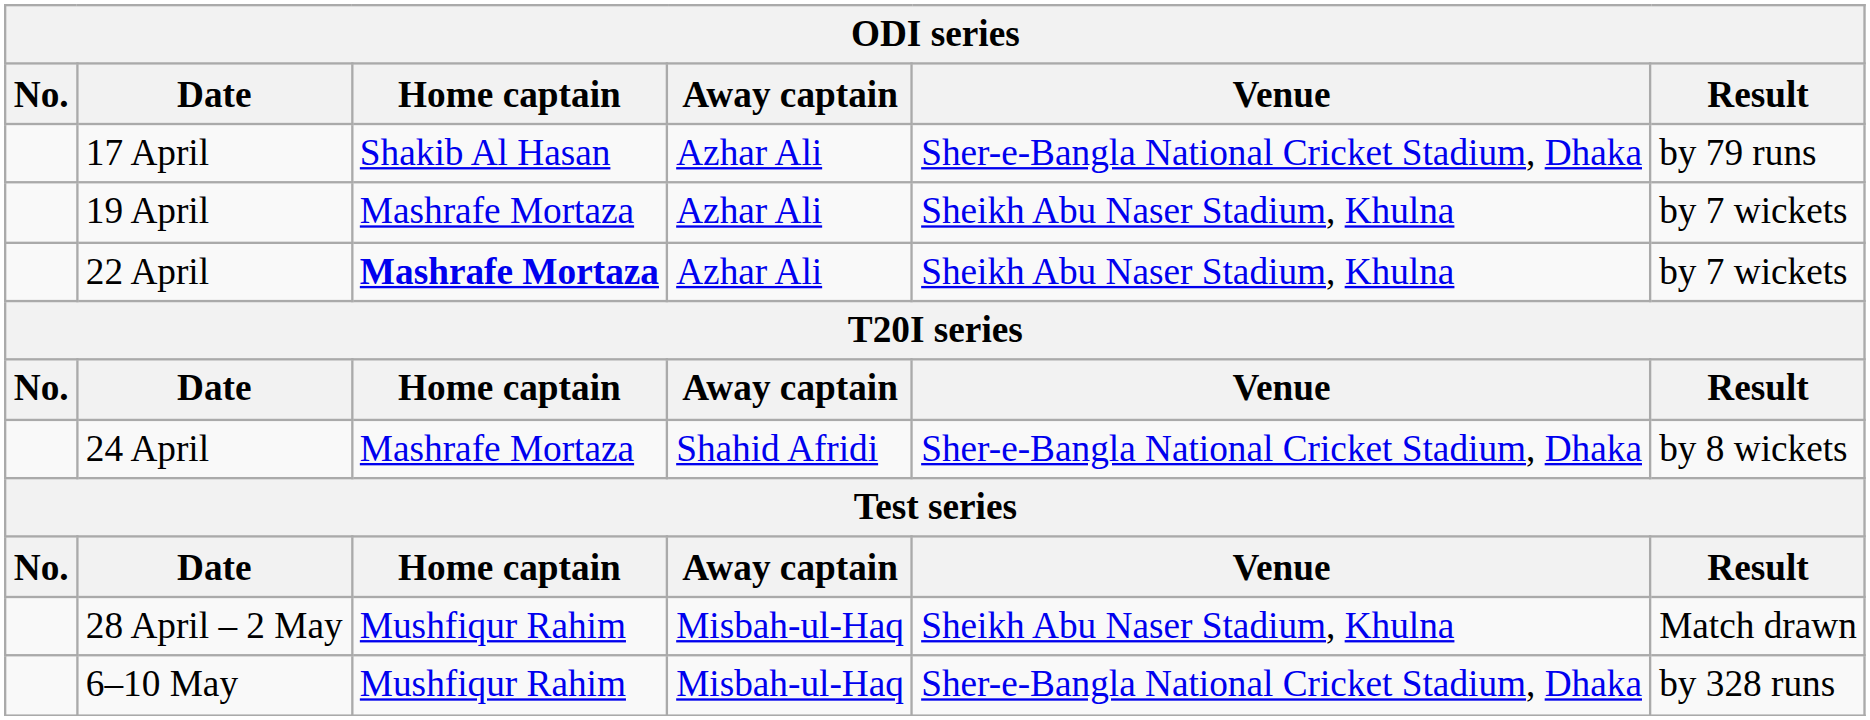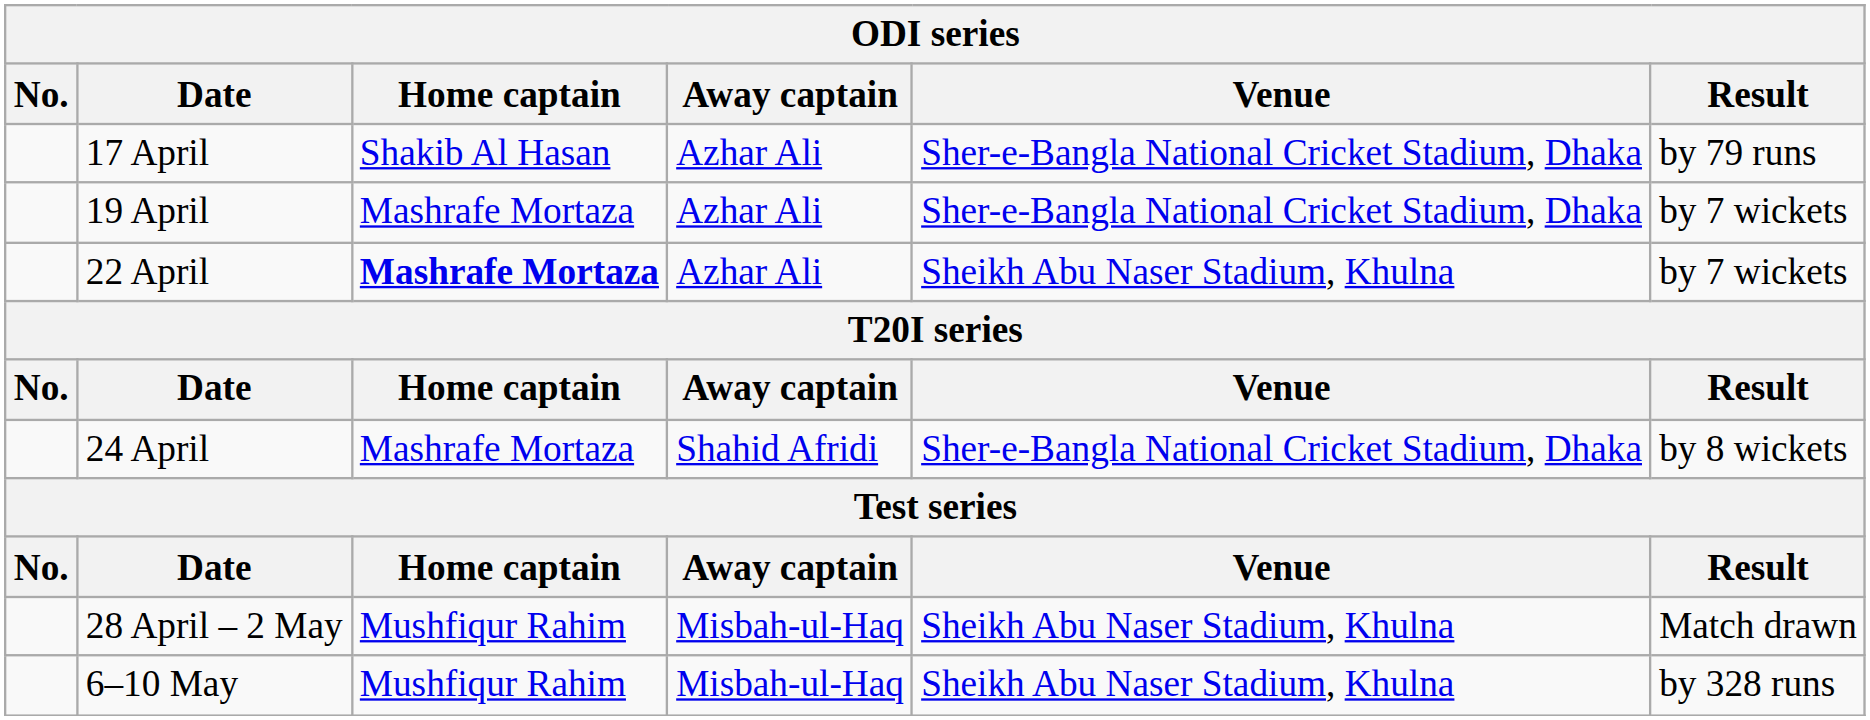(1188, 211) Sheikh Abu Naser Stadium, Khulna -> (1282, 211) Sher-e-Bangla National Cricket Stadium, Dhaka
(1282, 684) Sher-e-Bangla National Cricket Stadium, Dhaka -> (1188, 684) Sheikh Abu Naser Stadium, Khulna
